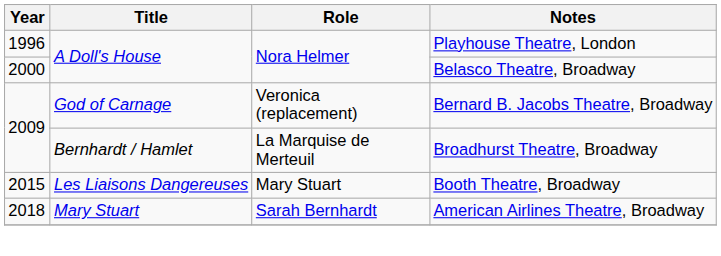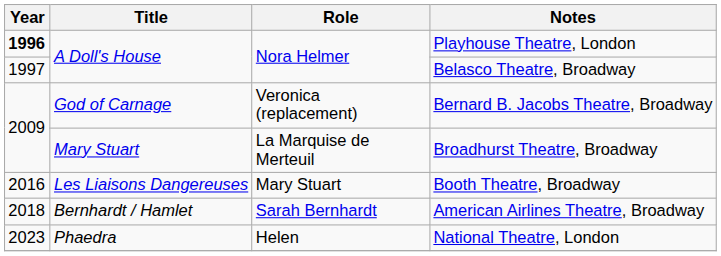(27, 43) normal -> (27, 43) bold
(27, 69) 2000 -> (27, 69) 1997
(123, 149) Bernhardt / Hamlet -> (97, 149) Mary Stuart
(27, 185) 2015 -> (27, 185) 2016
(97, 211) Mary Stuart -> (123, 211) Bernhardt / Hamlet
+ row: (526, 237)
